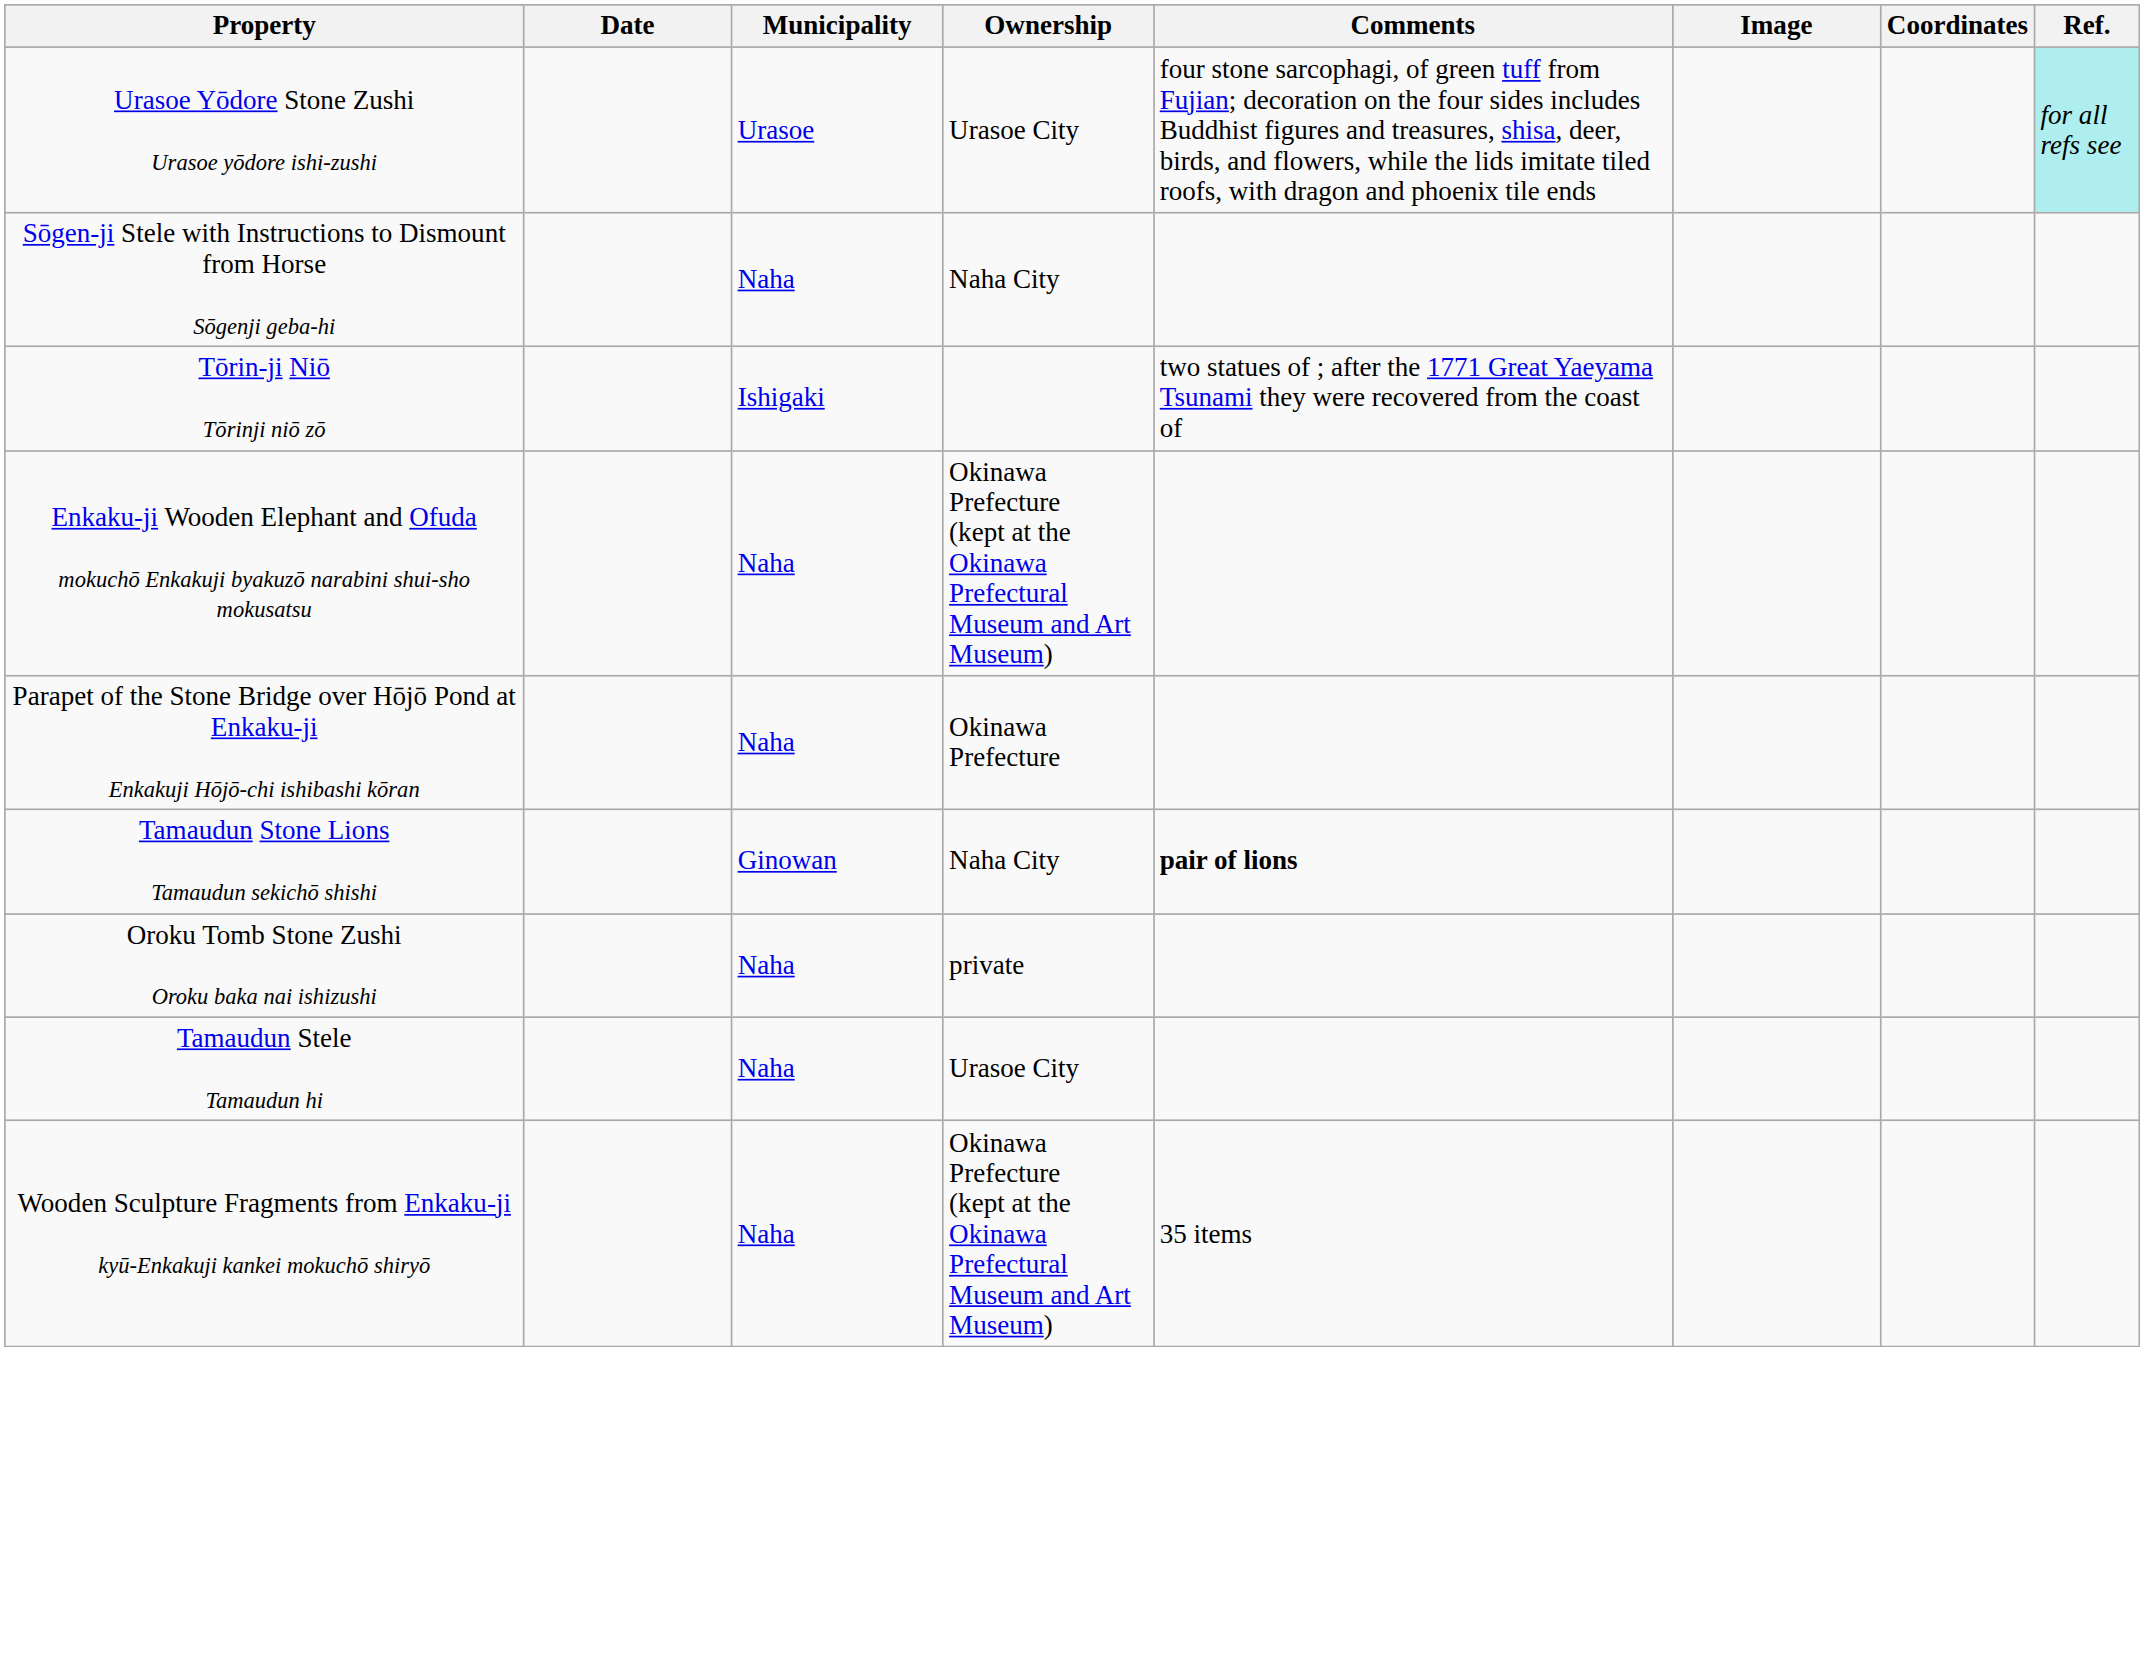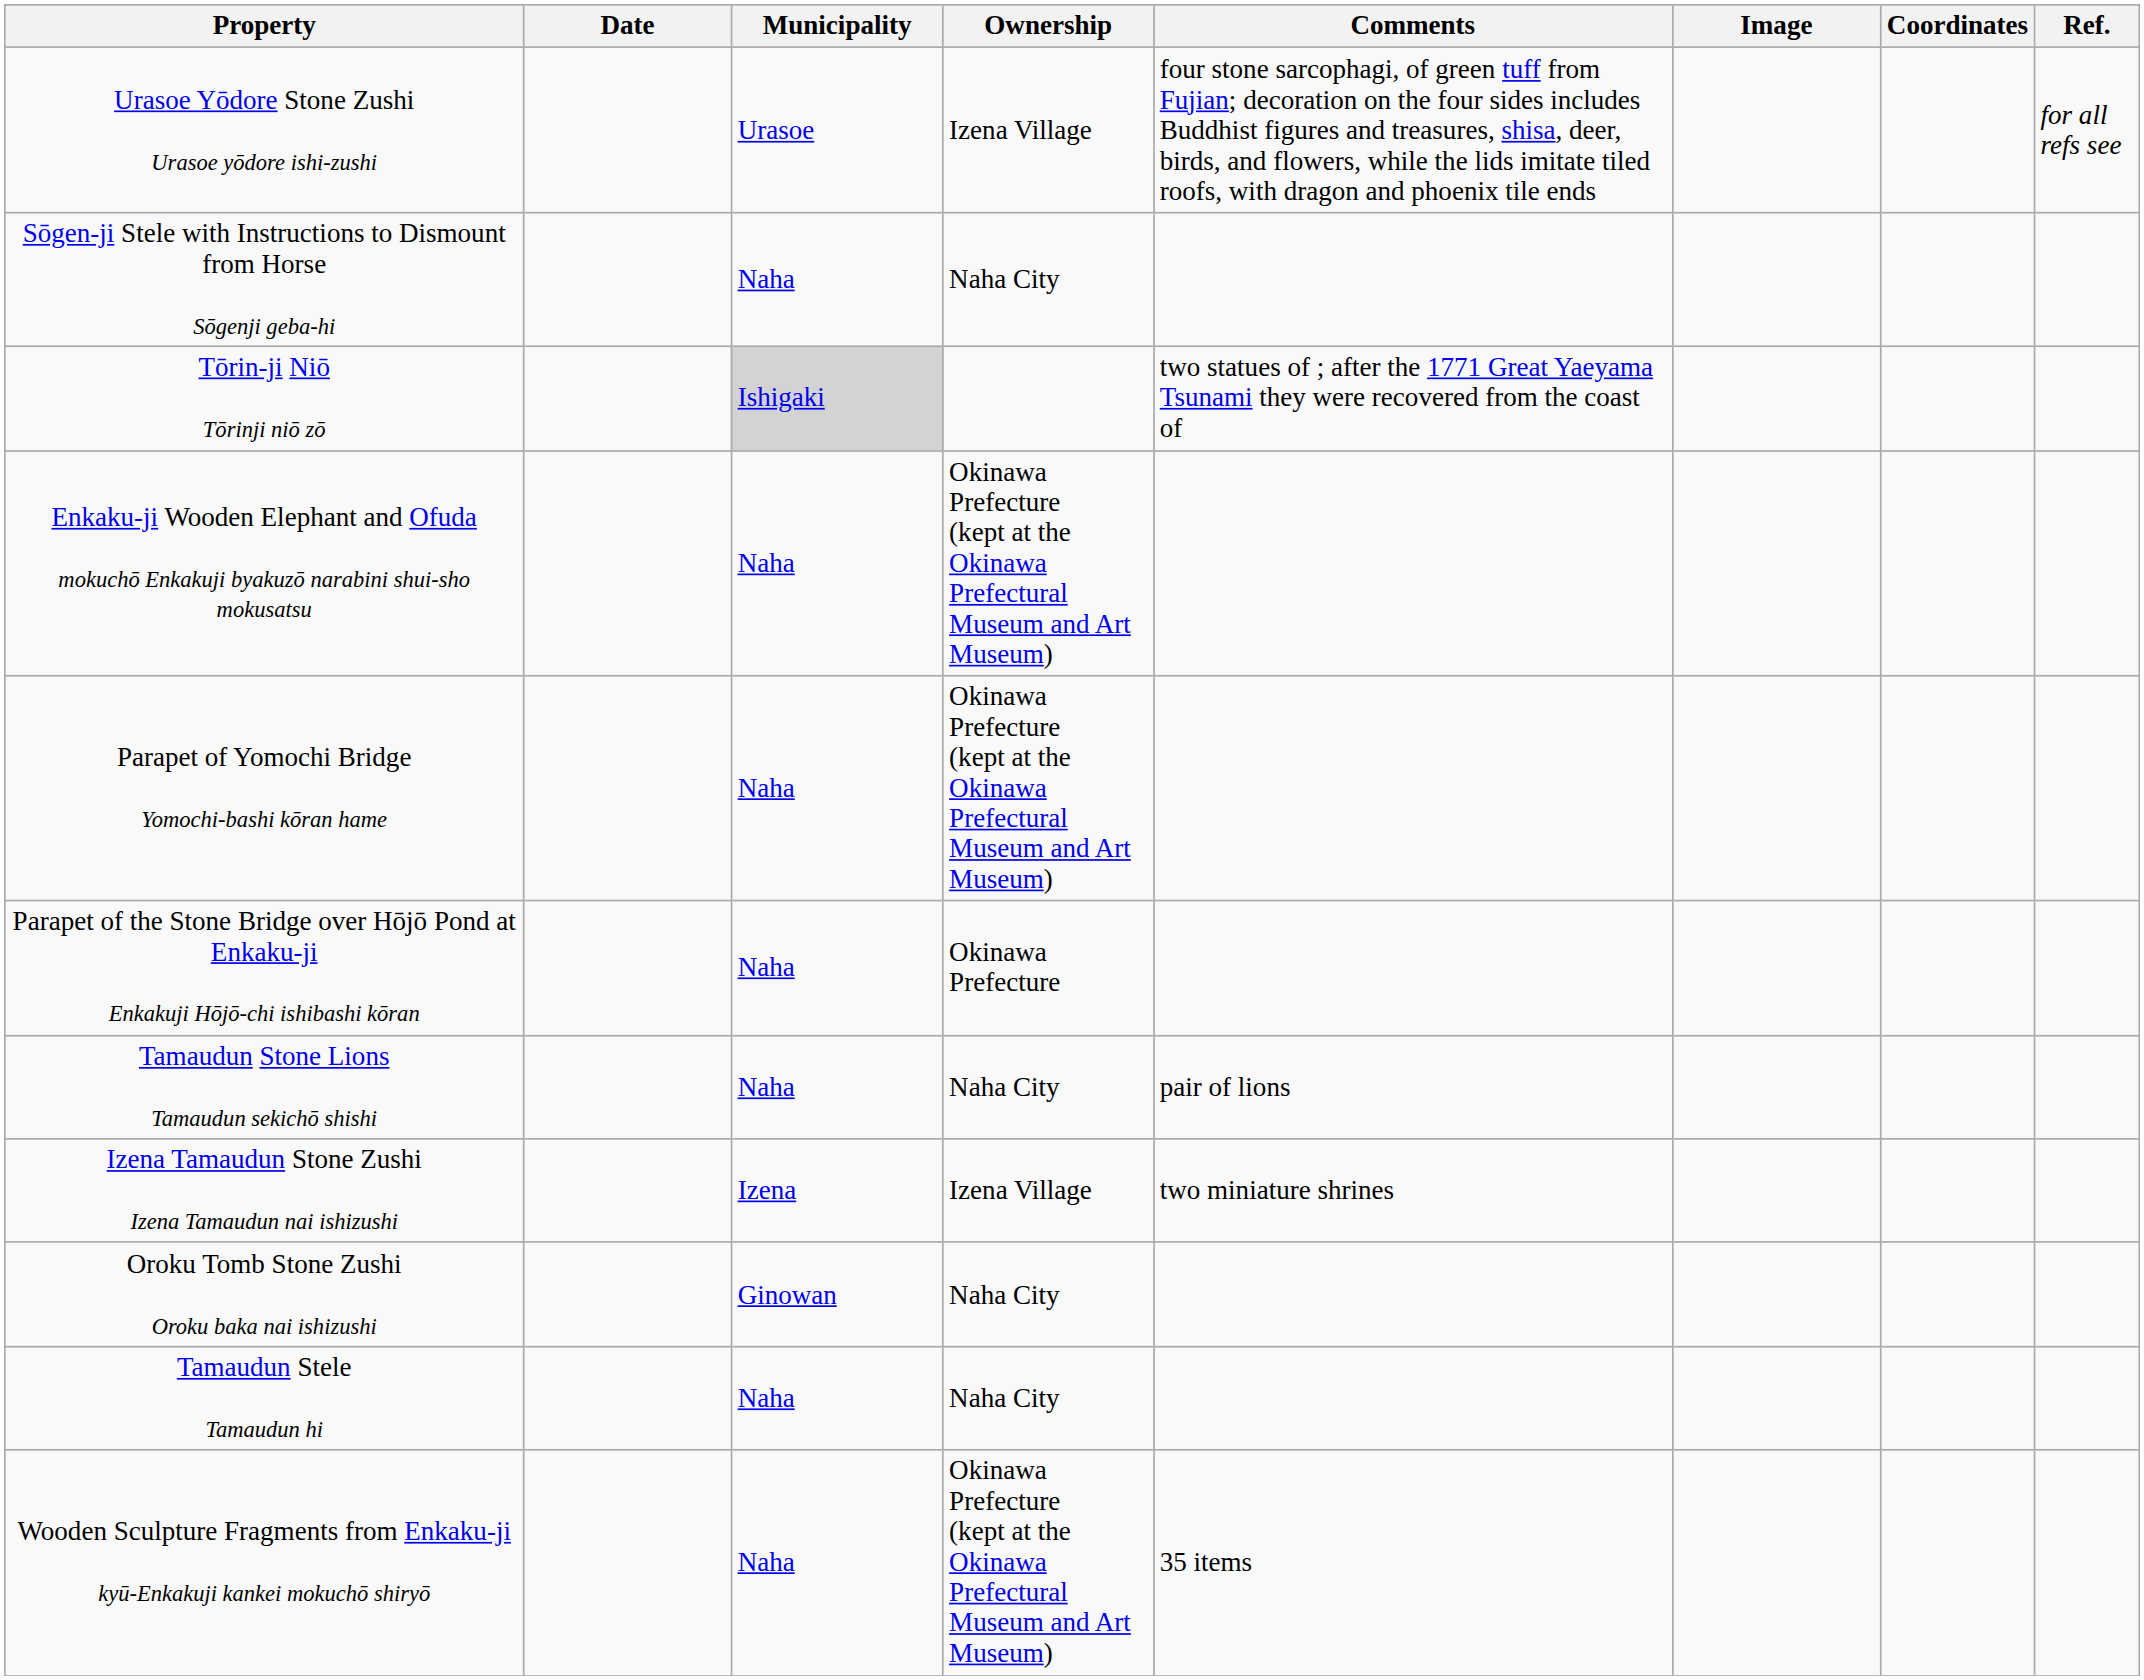(1014, 129) Urasoe City -> (1020, 129) Izena Village
(2081, 129) paleturquoise background -> (2081, 129) no background
(781, 397) no background -> (781, 397) lightgrey background
+ row: (264, 787)
(787, 861) Ginowan -> (766, 1086) Naha
(1229, 861) bold -> (1225, 1086) normal
+ row: (264, 1190)
(766, 964) Naha -> (787, 1294) Ginowan
(987, 964) private -> (1004, 1294) Naha City
(1014, 1068) Urasoe City -> (1004, 1397) Naha City
